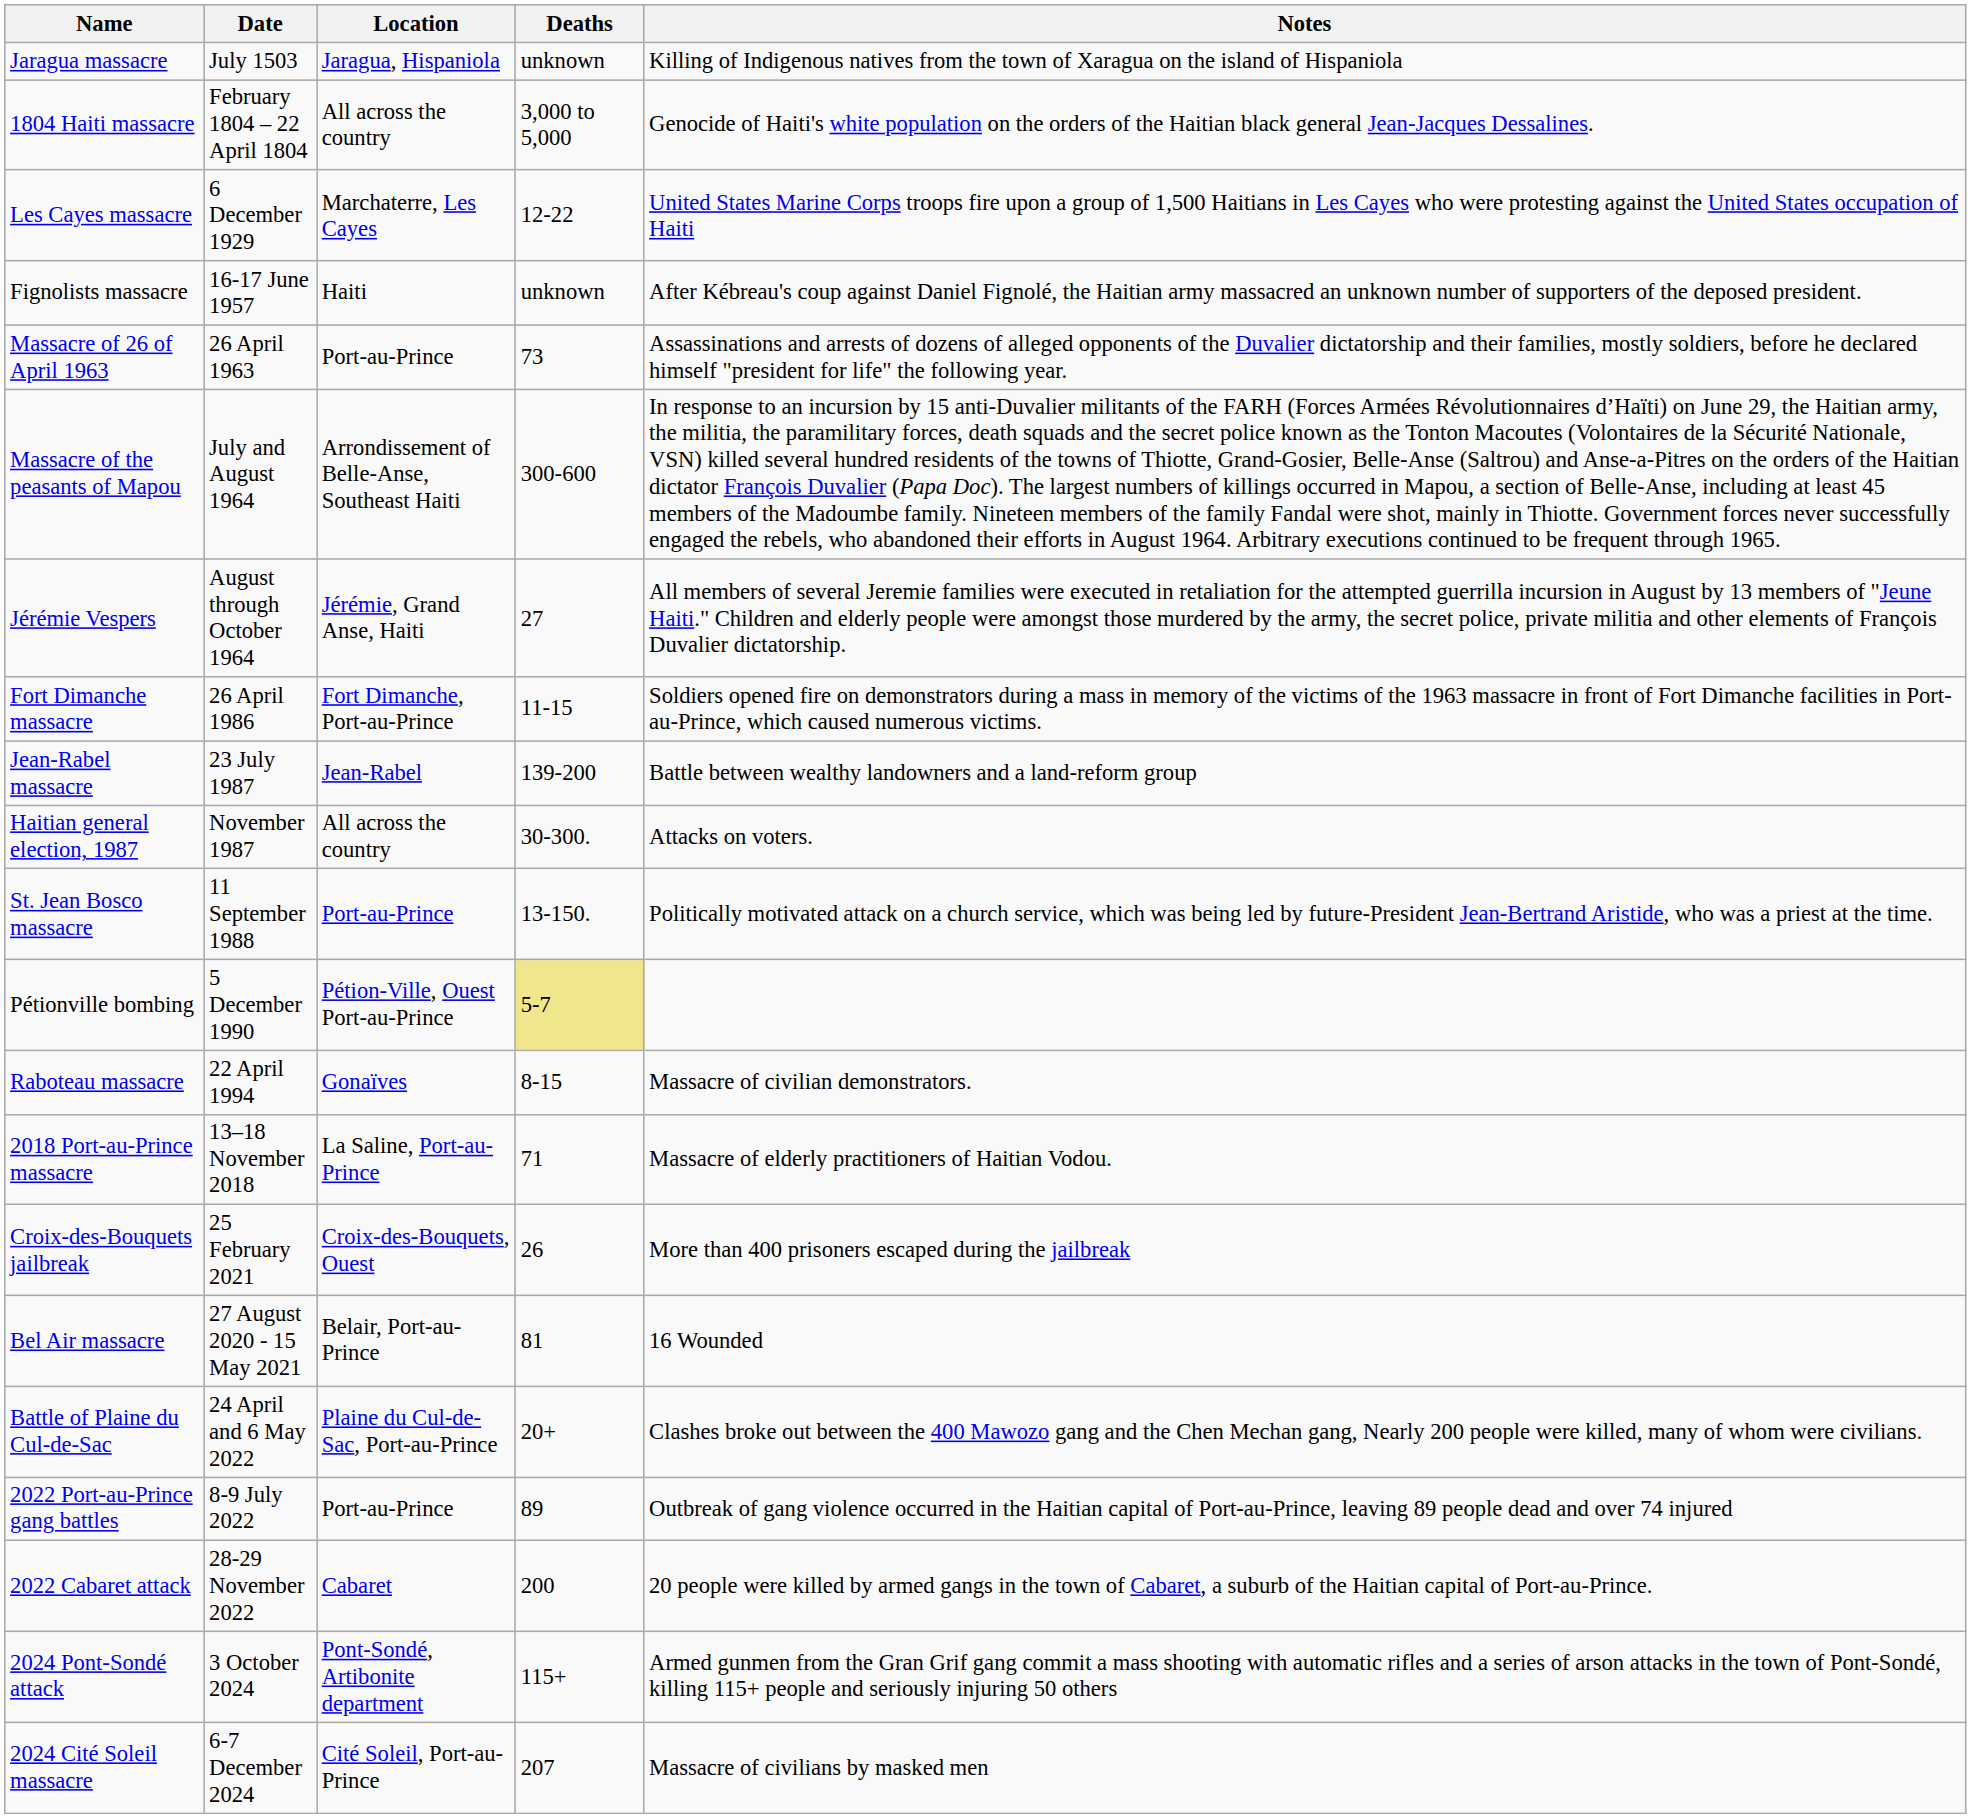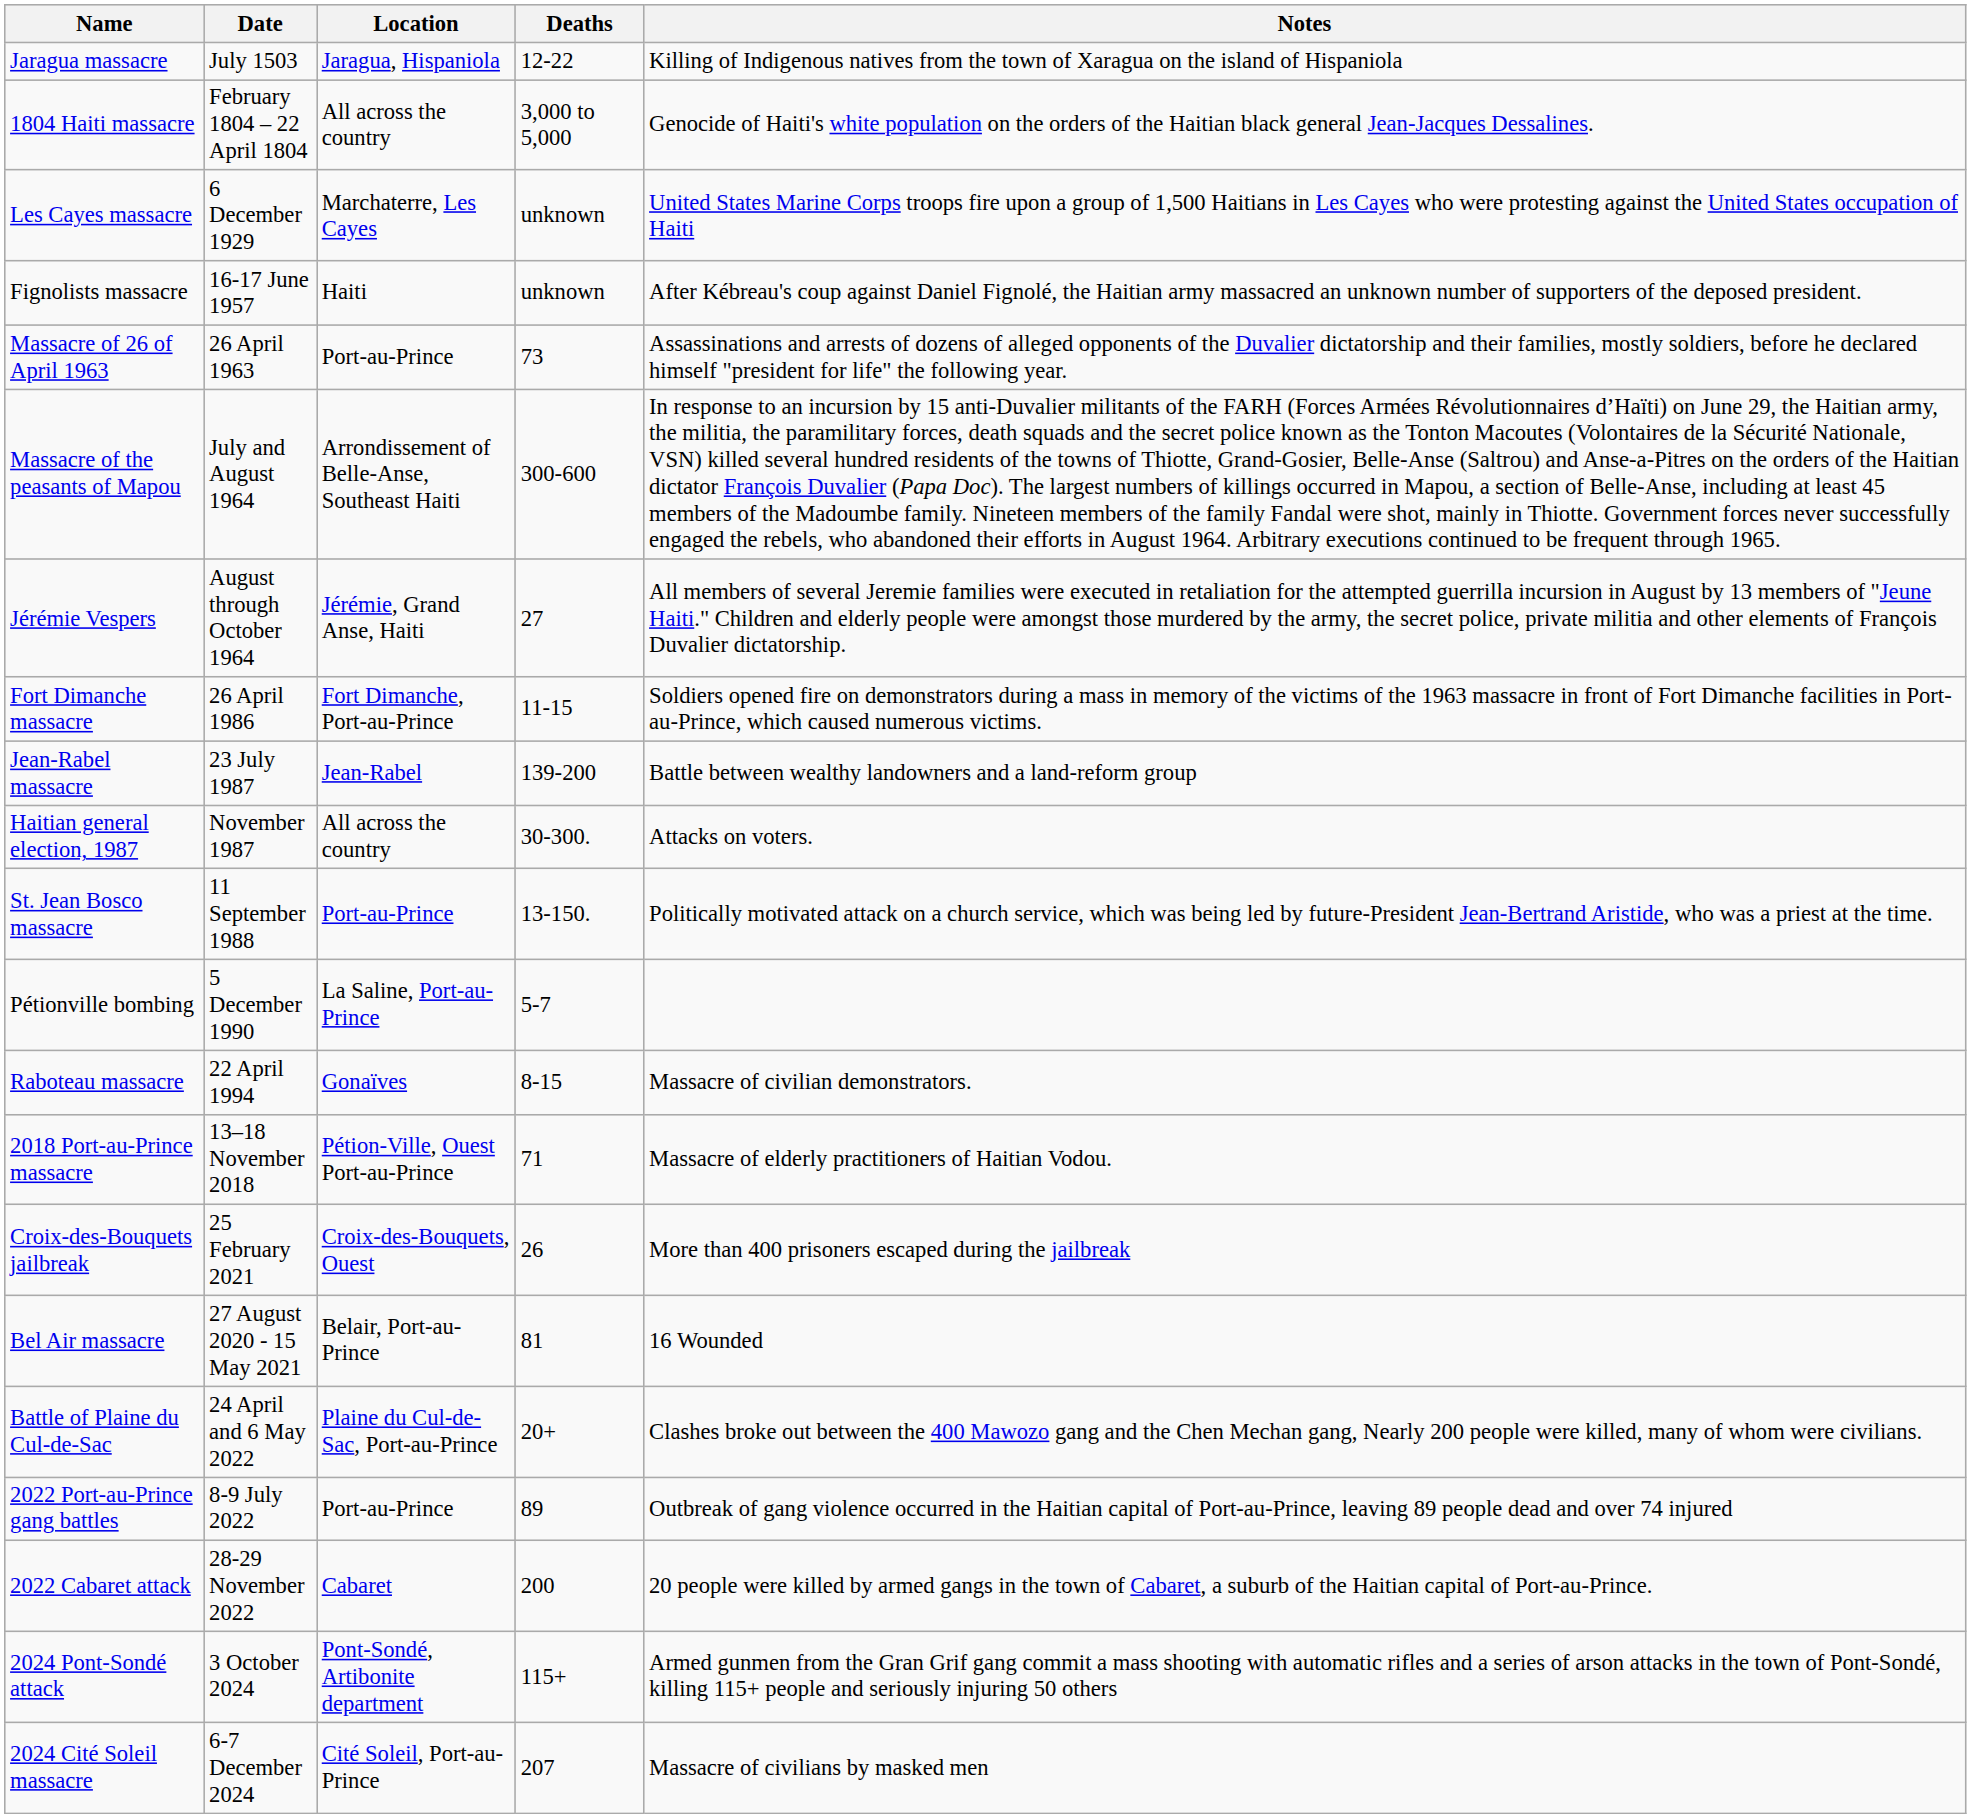(563, 60) unknown -> (547, 60) 12-22
(547, 215) 12-22 -> (563, 215) unknown
(408, 1004) Pétion-Ville, Ouest Port-au-Prince -> (407, 1004) La Saline, Port-au-Prince
(536, 1004) khaki background -> (536, 1004) no background
(407, 1159) La Saline, Port-au-Prince -> (408, 1159) Pétion-Ville, Ouest Port-au-Prince
